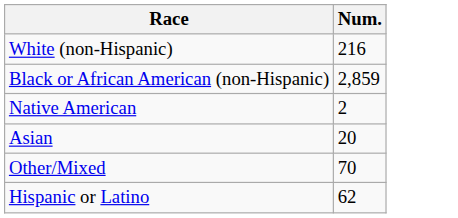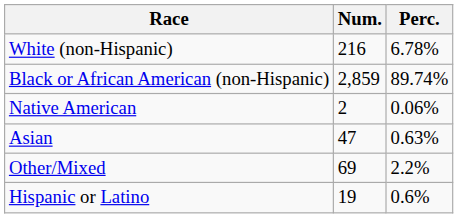+ column: (419, 19)
(347, 138) 20 -> (347, 138) 47
(347, 167) 70 -> (347, 167) 69
(347, 197) 62 -> (347, 197) 19
